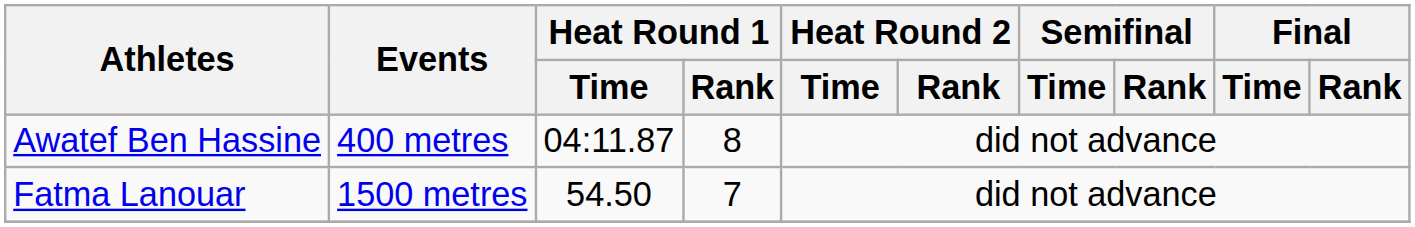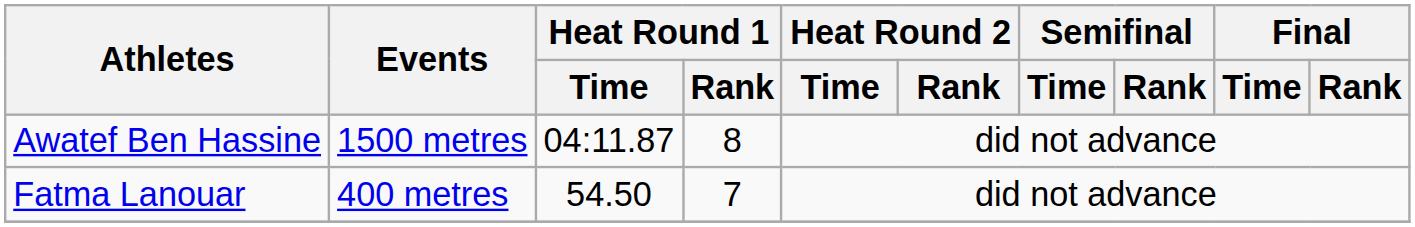(423, 141) 400 metres -> (432, 141) 1500 metres
(432, 195) 1500 metres -> (423, 195) 400 metres
